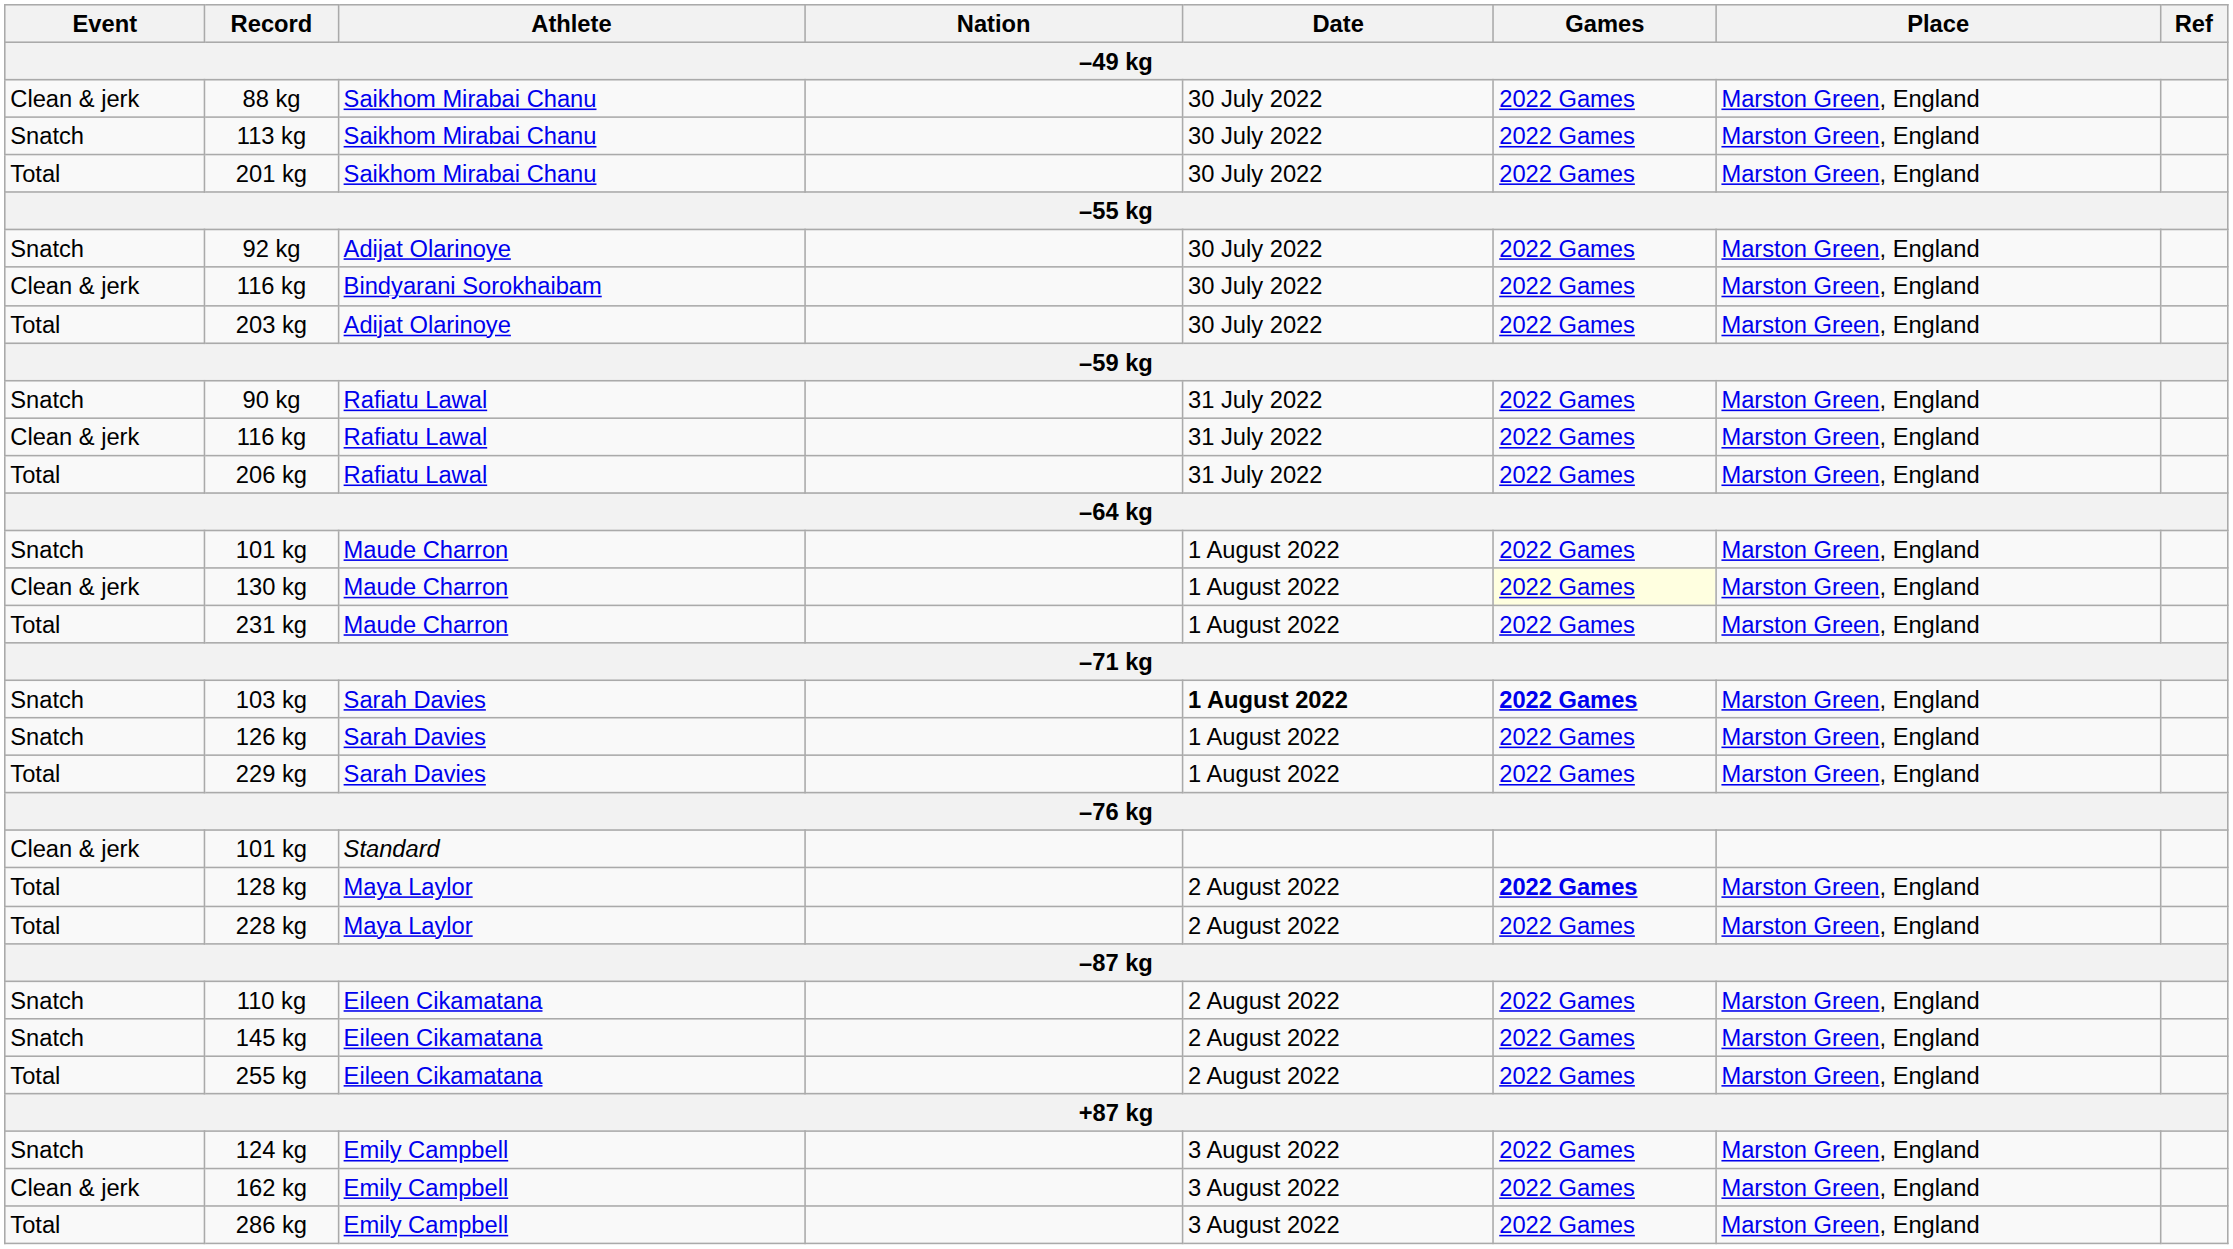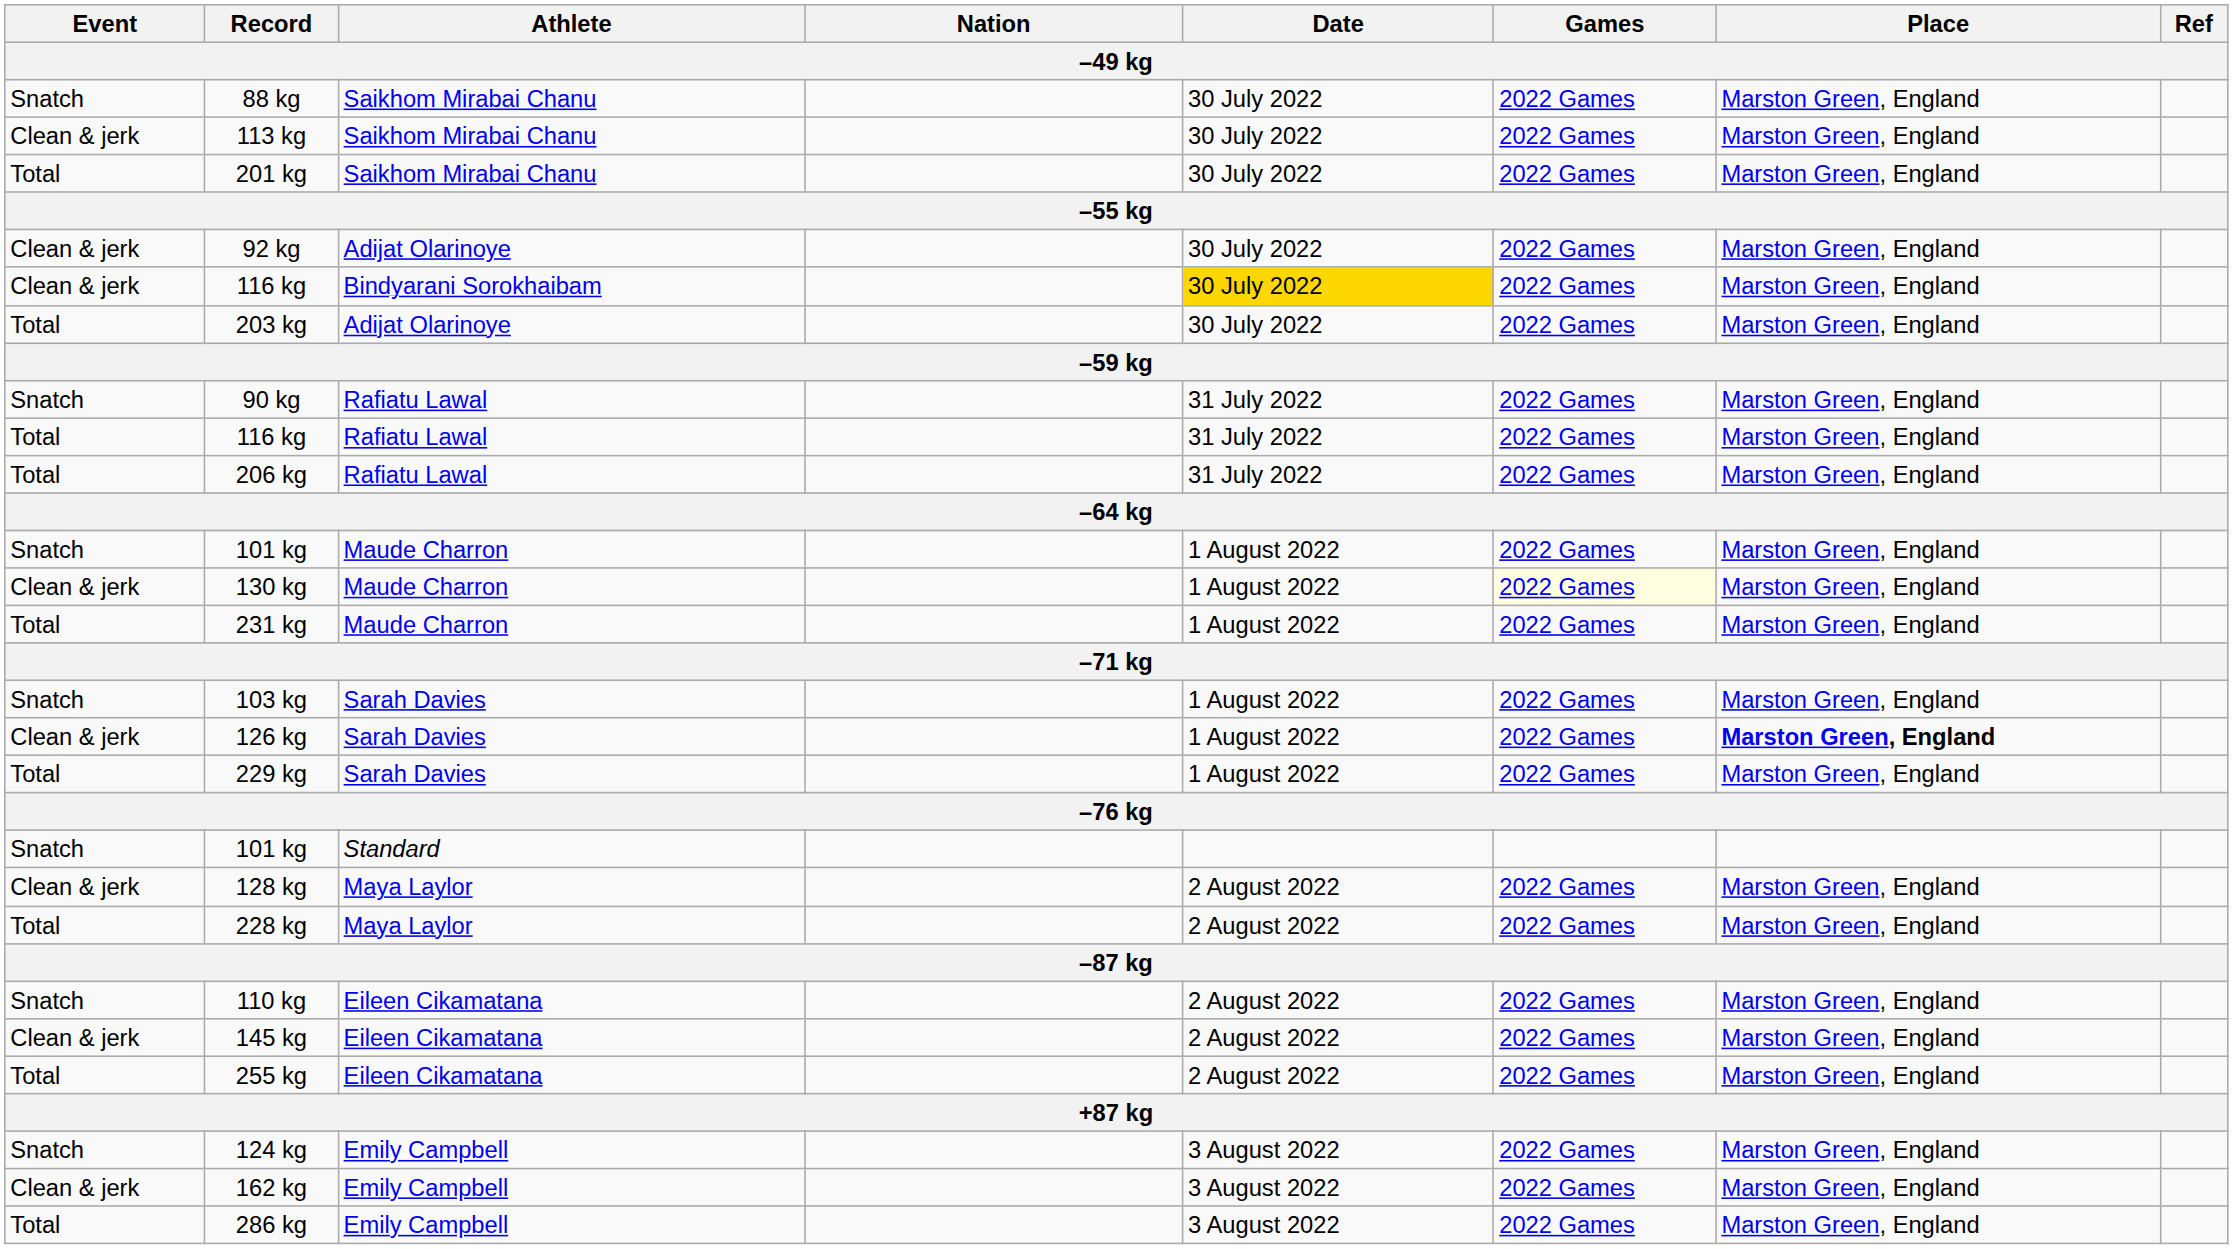(75, 99) Clean & jerk -> (47, 99) Snatch
(47, 136) Snatch -> (75, 136) Clean & jerk
(47, 249) Snatch -> (75, 249) Clean & jerk
(1255, 286) no background -> (1255, 286) gold background
(75, 437) Clean & jerk -> (35, 437) Total
(1268, 699) bold -> (1264, 699) normal
(1568, 699) bold -> (1567, 699) normal
(47, 737) Snatch -> (75, 737) Clean & jerk
(1851, 737) normal -> (1858, 737) bold
(75, 850) Clean & jerk -> (47, 850) Snatch
(35, 887) Total -> (75, 887) Clean & jerk
(1568, 887) bold -> (1567, 887) normal
(47, 1037) Snatch -> (75, 1037) Clean & jerk
